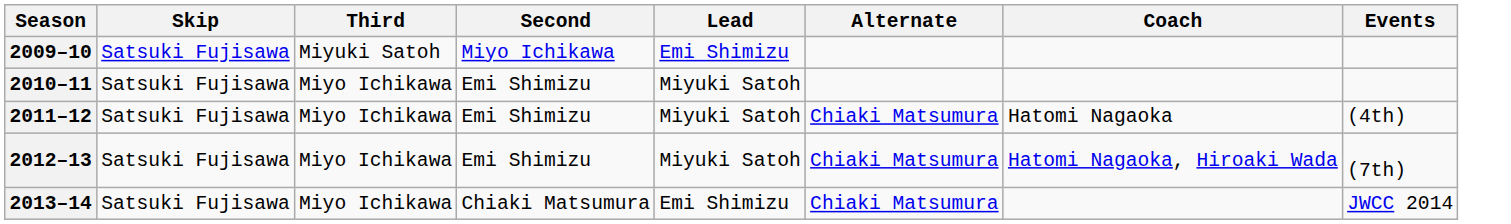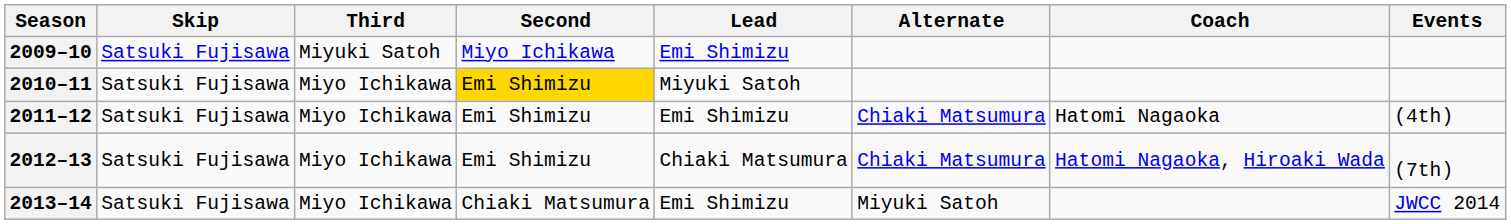(526, 85) no background -> (526, 85) gold background
(730, 117) Miyuki Satoh -> (724, 117) Emi Shimizu
(730, 160) Miyuki Satoh -> (754, 160) Chiaki Matsumura
(904, 203) Chiaki Matsumura -> (928, 203) Miyuki Satoh
